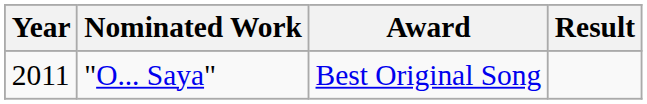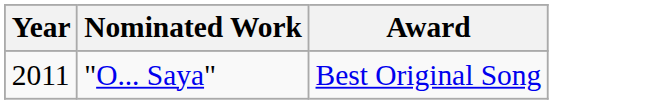- column: (595, 27)
